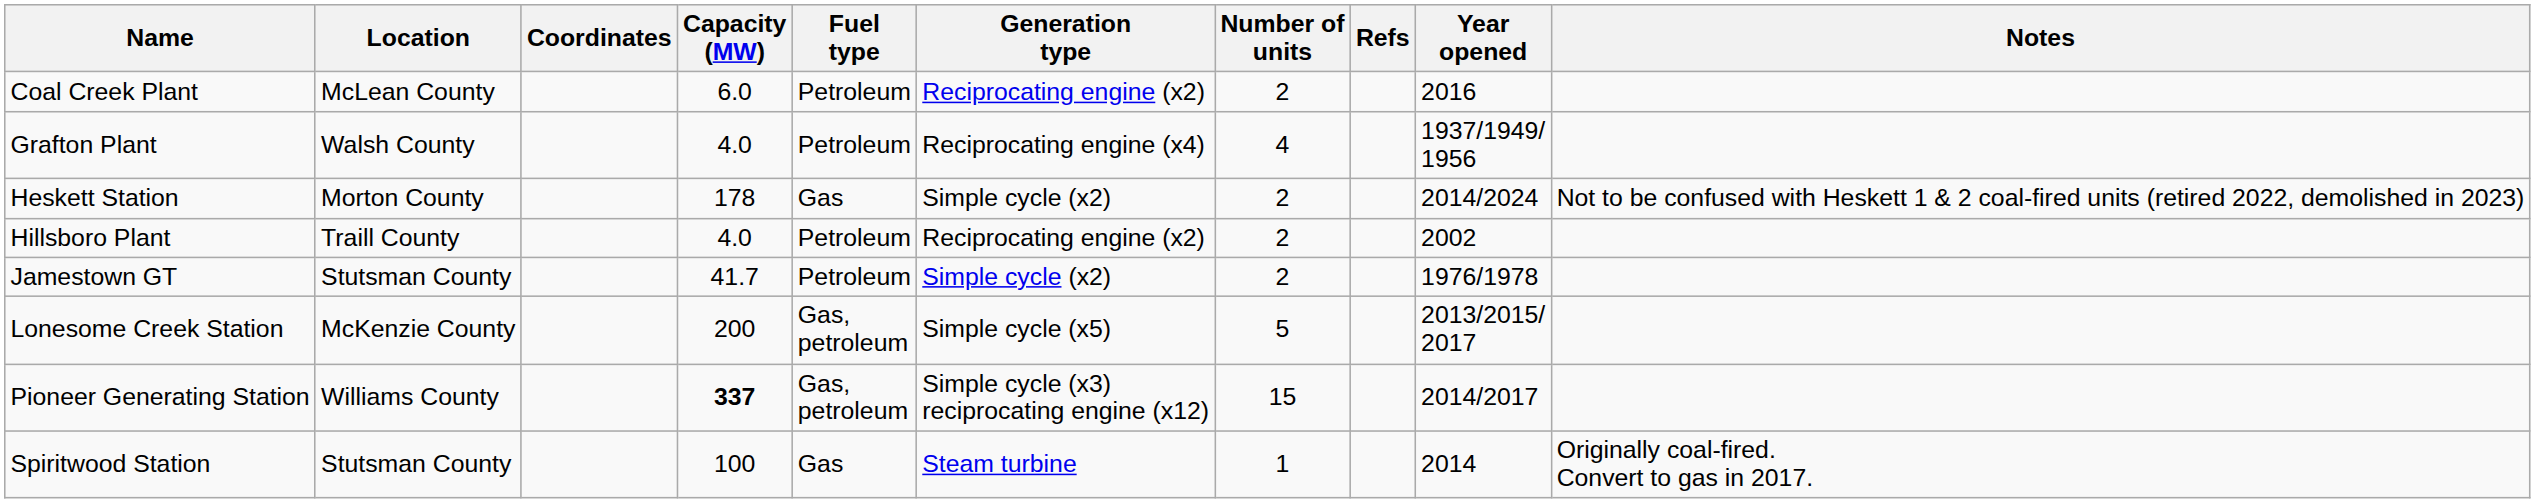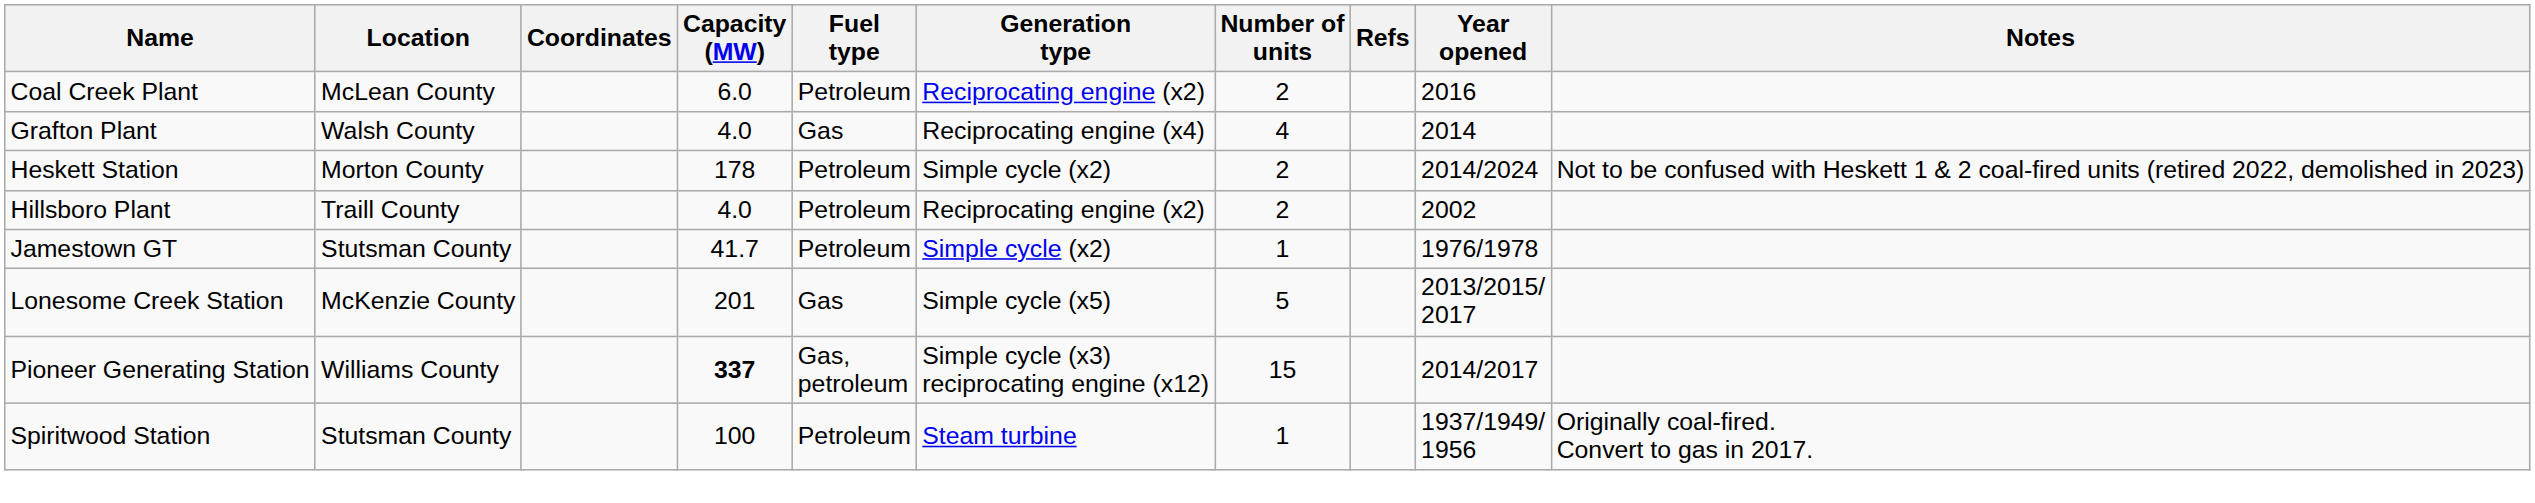(854, 144) Petroleum -> (821, 130) Gas
(1483, 144) 1937/1949/ 1956 -> (1449, 130) 2014
(821, 197) Gas -> (854, 170) Petroleum
(1282, 276) 2 -> (1282, 248) 1
(735, 329) 200 -> (735, 302) 201
(853, 329) Gas, petroleum -> (821, 302) Gas
(821, 464) Gas -> (854, 436) Petroleum
(1449, 464) 2014 -> (1483, 436) 1937/1949/ 1956
